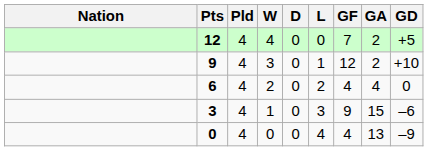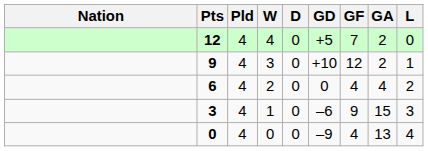columns swapped: (321, 16) <-> (406, 16)
